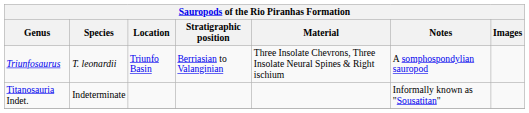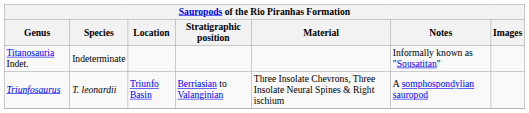rows swapped: (30, 95) <-> (33, 64)
